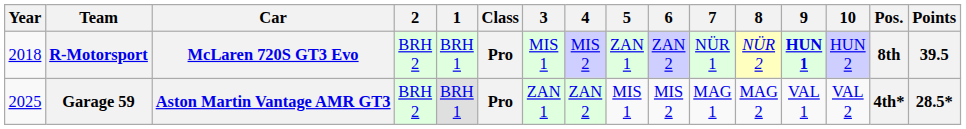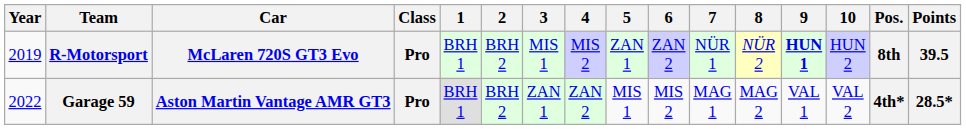columns swapped: (500, 17) <-> (415, 17)
(25, 54) 2018 -> (25, 54) 2019
(25, 101) 2025 -> (25, 101) 2022
